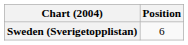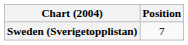(162, 31) 6 -> (162, 31) 7
